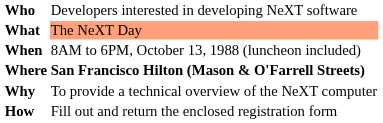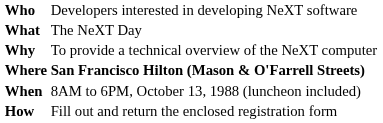(96, 30) lightsalmon background -> (96, 30) no background
rows swapped: (24, 50) <-> (20, 91)
